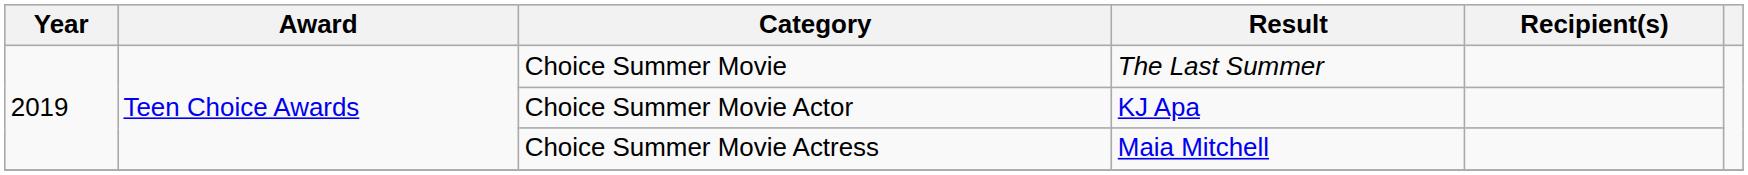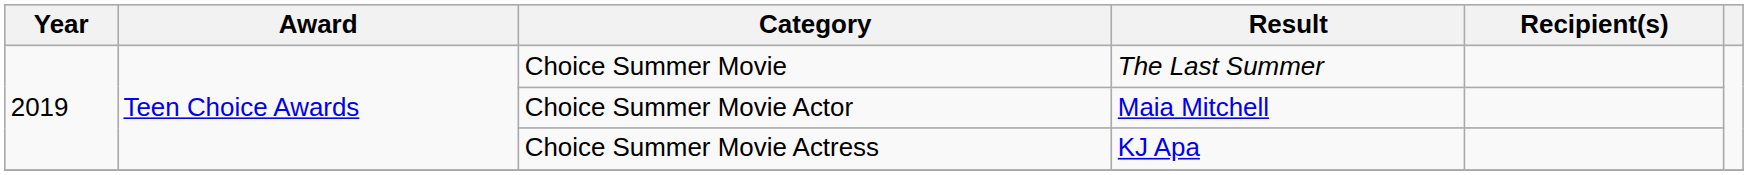(1159, 107) KJ Apa -> (1193, 107) Maia Mitchell
(1193, 148) Maia Mitchell -> (1159, 148) KJ Apa
